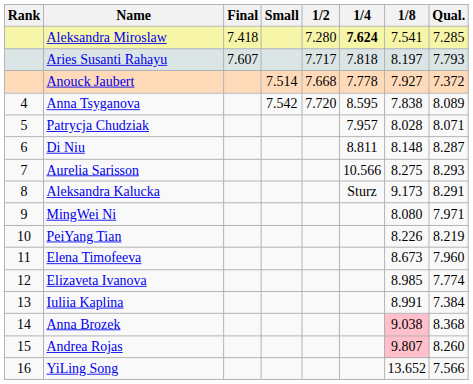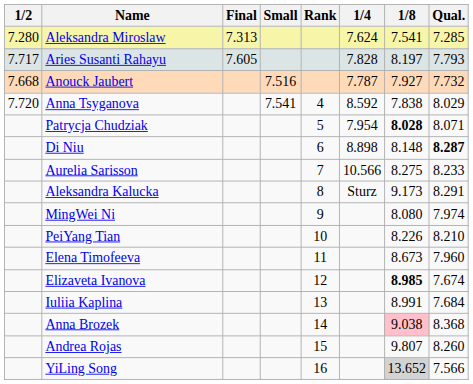columns swapped: (24, 15) <-> (321, 15)
(243, 37) 7.418 -> (241, 37) 7.313
(362, 37) bold -> (362, 37) normal
(243, 59) 7.607 -> (241, 59) 7.605
(362, 59) 7.818 -> (362, 59) 7.828
(282, 81) 7.514 -> (281, 81) 7.516
(362, 81) 7.778 -> (362, 81) 7.787
(449, 81) 7.372 -> (449, 81) 7.732
(282, 103) 7.542 -> (281, 103) 7.541
(362, 103) 8.595 -> (362, 103) 8.592
(449, 103) 8.089 -> (449, 103) 8.029
(362, 125) 7.957 -> (362, 125) 7.954
(407, 125) normal -> (407, 125) bold
(362, 147) 8.811 -> (362, 147) 8.898
(449, 147) normal -> (449, 147) bold
(449, 170) 8.293 -> (449, 170) 8.233
(449, 214) 7.971 -> (449, 214) 7.974
(449, 236) 8.219 -> (449, 236) 8.210
(407, 280) normal -> (407, 280) bold
(449, 280) 7.774 -> (449, 280) 7.674
(449, 302) 7.384 -> (449, 302) 7.684
(407, 346) pink background -> (407, 346) no background
(407, 368) no background -> (407, 368) lightgrey background
